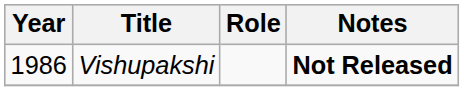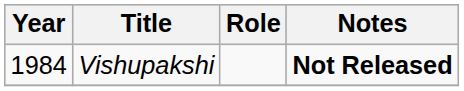(39, 64) 1986 -> (39, 64) 1984
